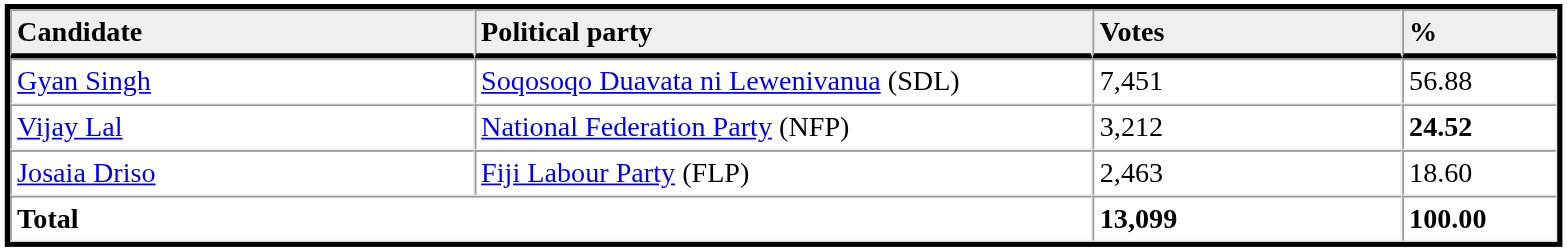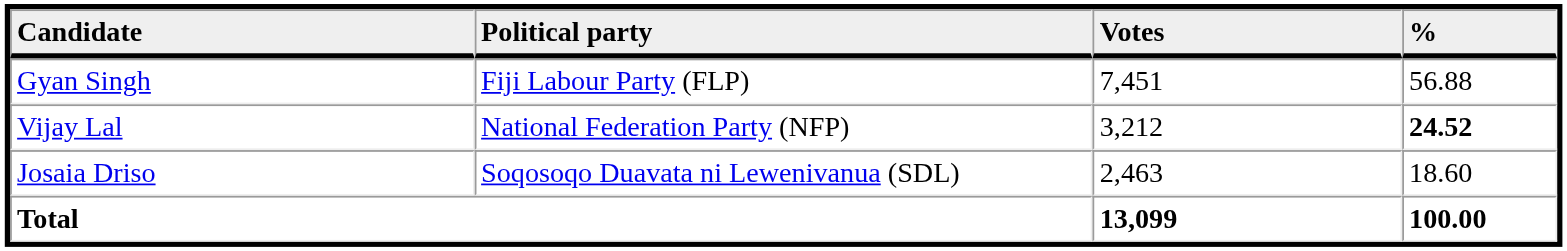(720, 81) Soqosoqo Duavata ni Lewenivanua (SDL) -> (615, 81) Fiji Labour Party (FLP)
(615, 172) Fiji Labour Party (FLP) -> (720, 172) Soqosoqo Duavata ni Lewenivanua (SDL)
